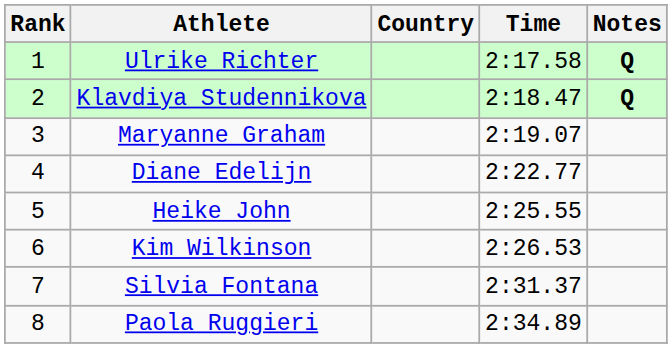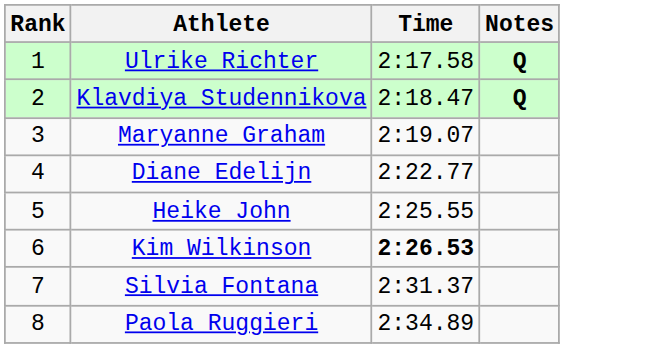- column: (426, 24)
(533, 249) normal -> (426, 249) bold
